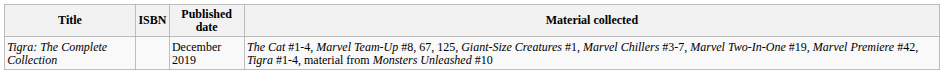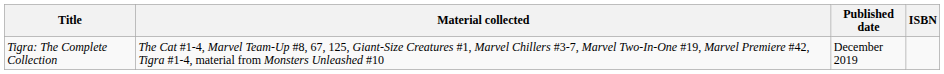columns swapped: (592, 20) <-> (152, 20)
